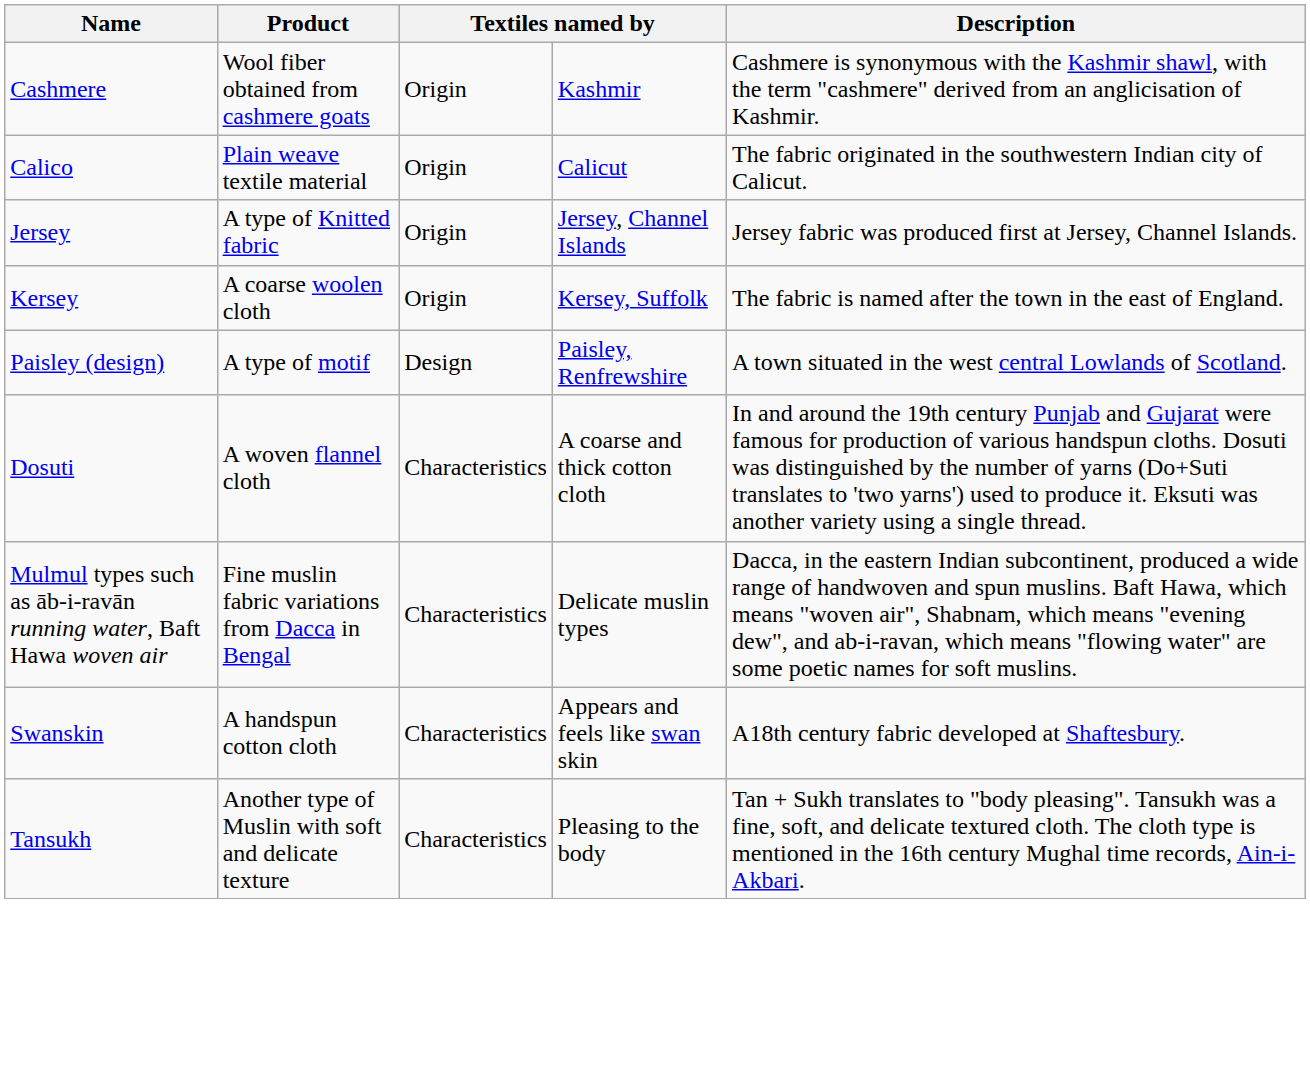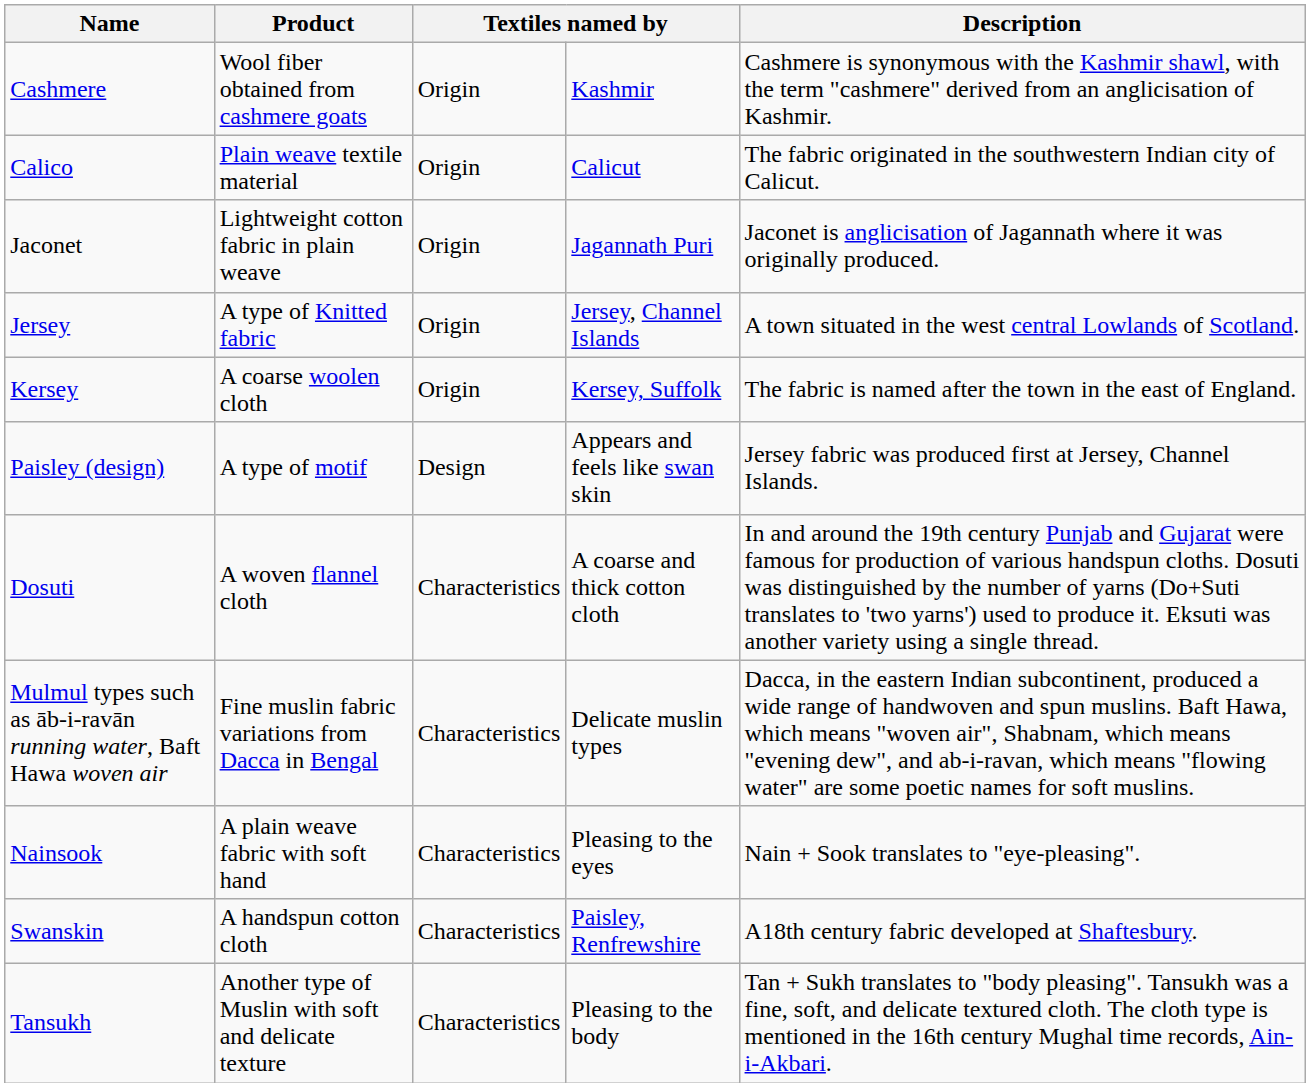+ row: (46, 245)
(1015, 232) Jersey fabric was produced first at Jersey, Channel Islands. -> (1022, 324) A town situated in the west central Lowlands of Scotland.
(622, 362) Paisley, Renfrewshire -> (643, 467) Appears and feels like swan skin
(1009, 362) A town situated in the west central Lowlands of Scotland. -> (987, 467) Jersey fabric was produced first at Jersey, Channel Islands.
+ row: (56, 852)
(629, 733) Appears and feels like swan skin -> (636, 930) Paisley, Renfrewshire
